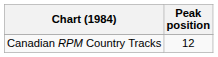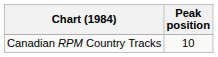(188, 43) 12 -> (188, 43) 10
